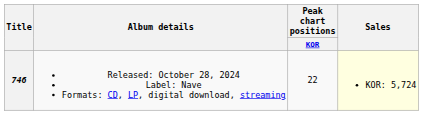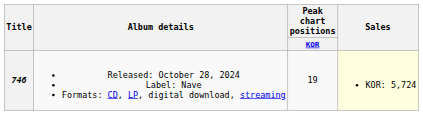(313, 80) 22 -> (313, 80) 19
